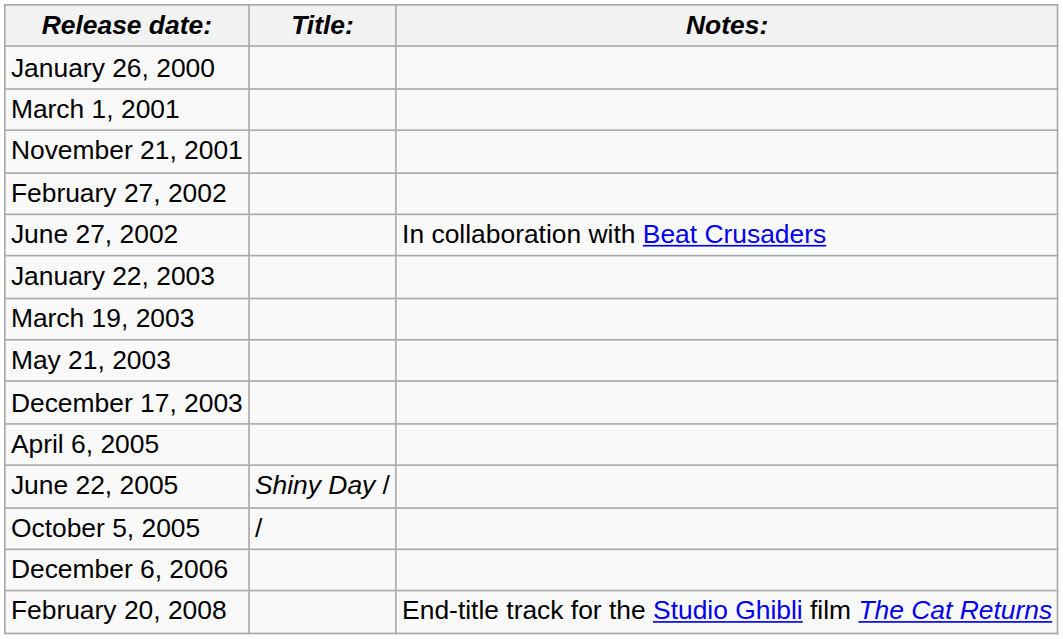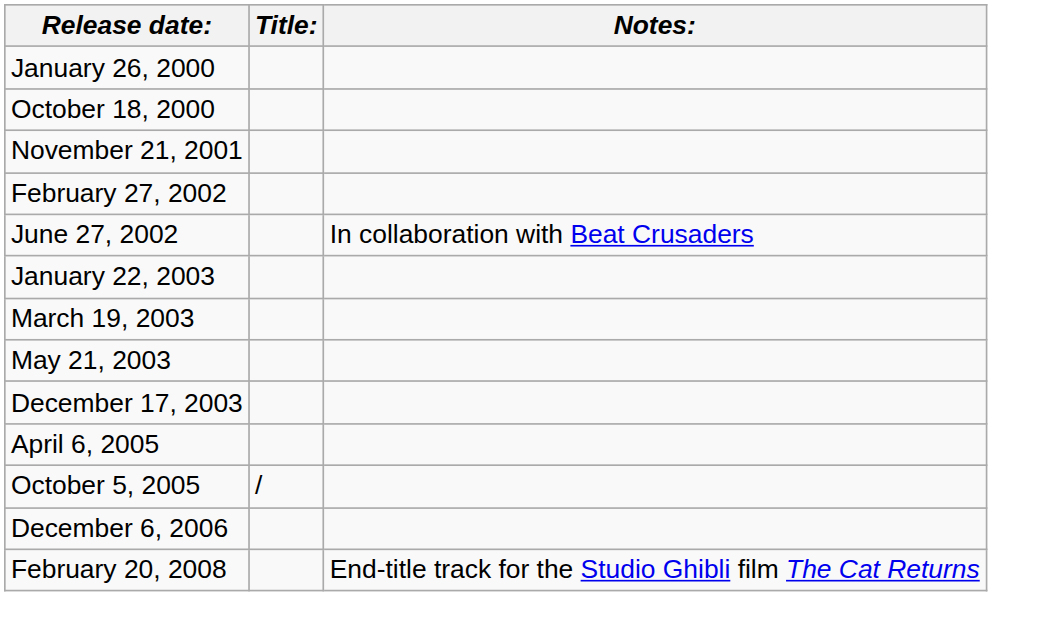+ row: (113, 109)
- row: (95, 109)
- row: (95, 485)
